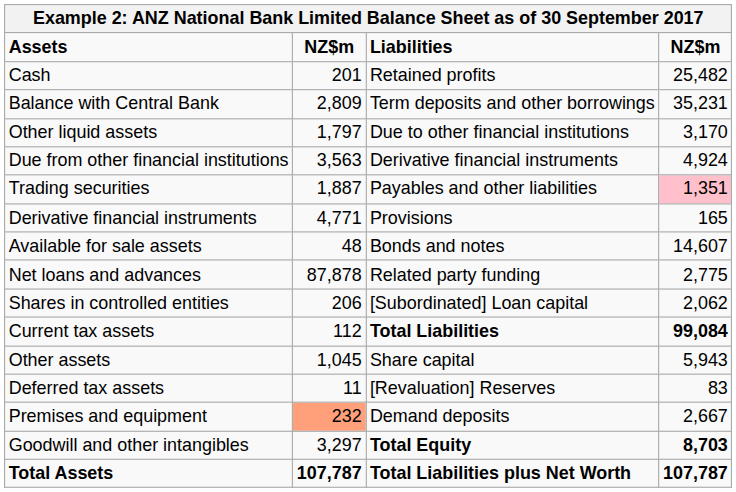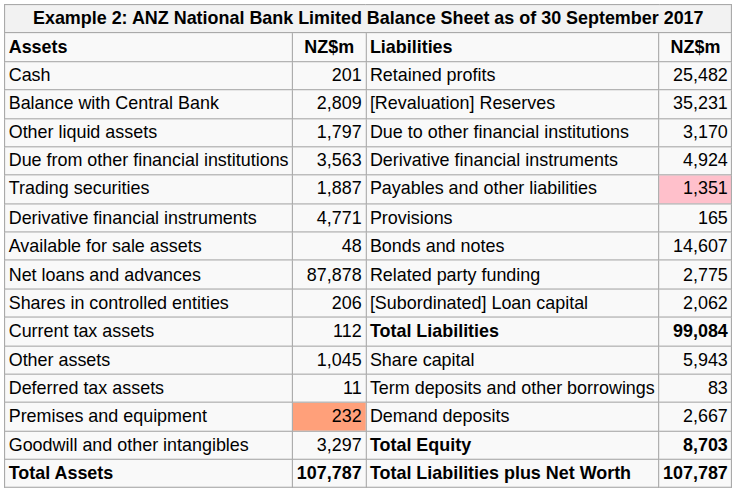(512, 103) Term deposits and other borrowings -> (463, 103) [Revaluation] Reserves
(463, 388) [Revaluation] Reserves -> (512, 388) Term deposits and other borrowings
